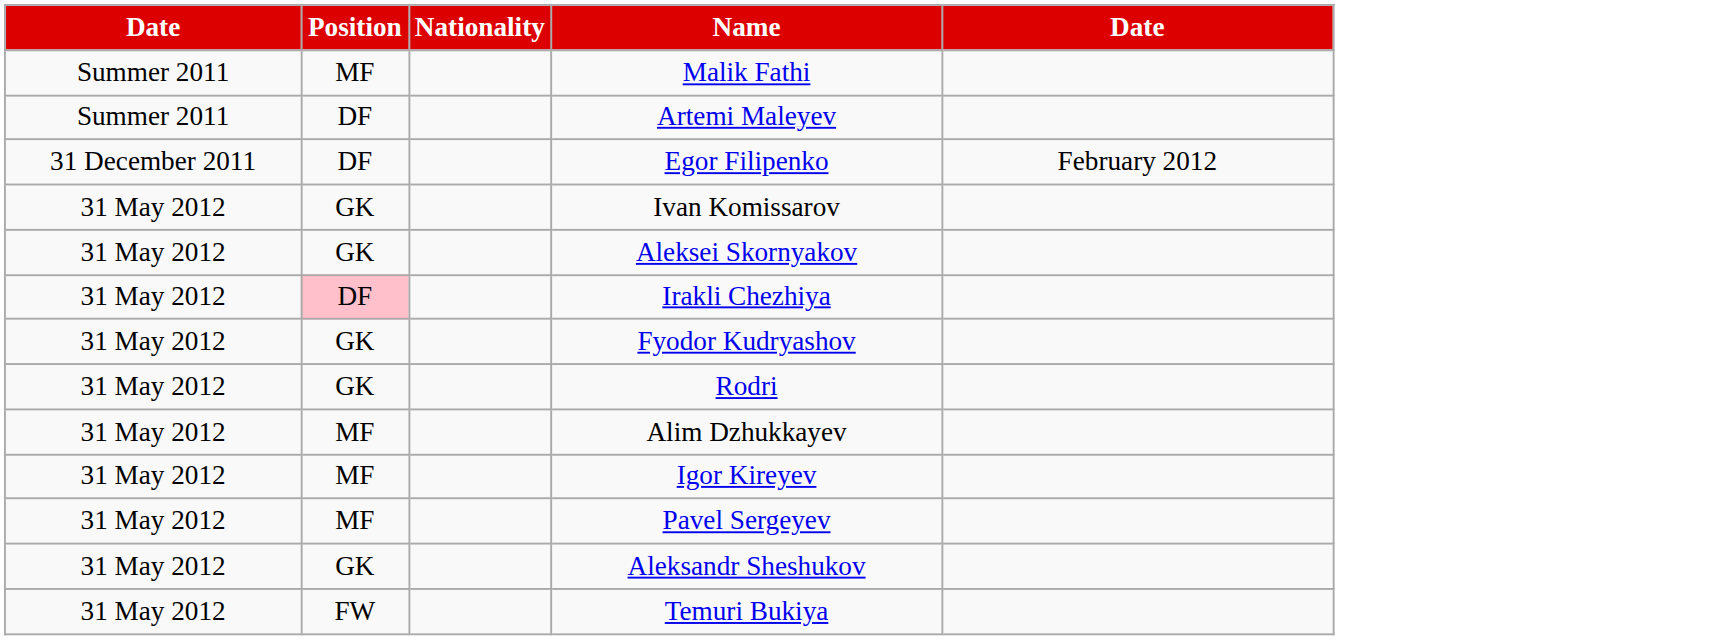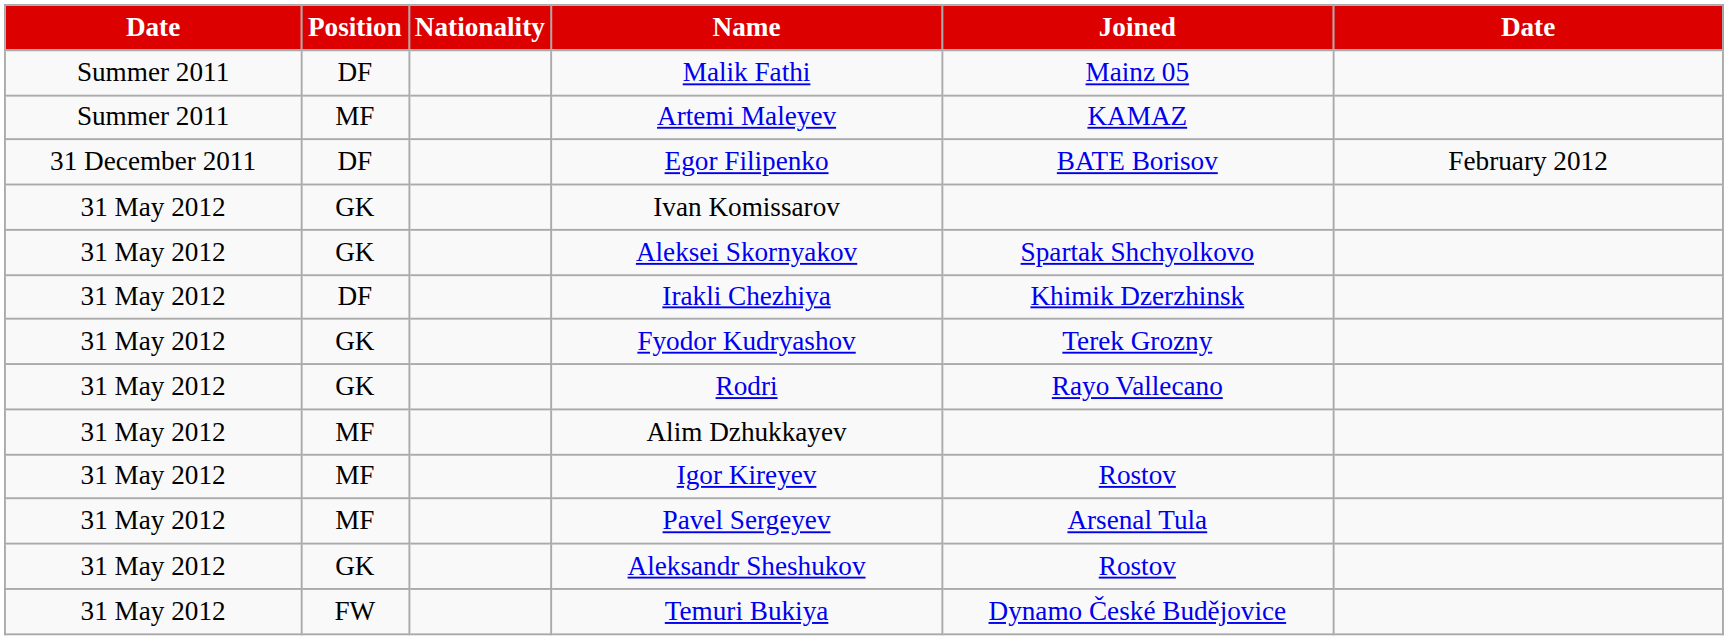+ column: (1137, 27)
(355, 72) MF -> (355, 72) DF
(355, 117) DF -> (355, 117) MF
(355, 296) pink background -> (355, 296) no background
